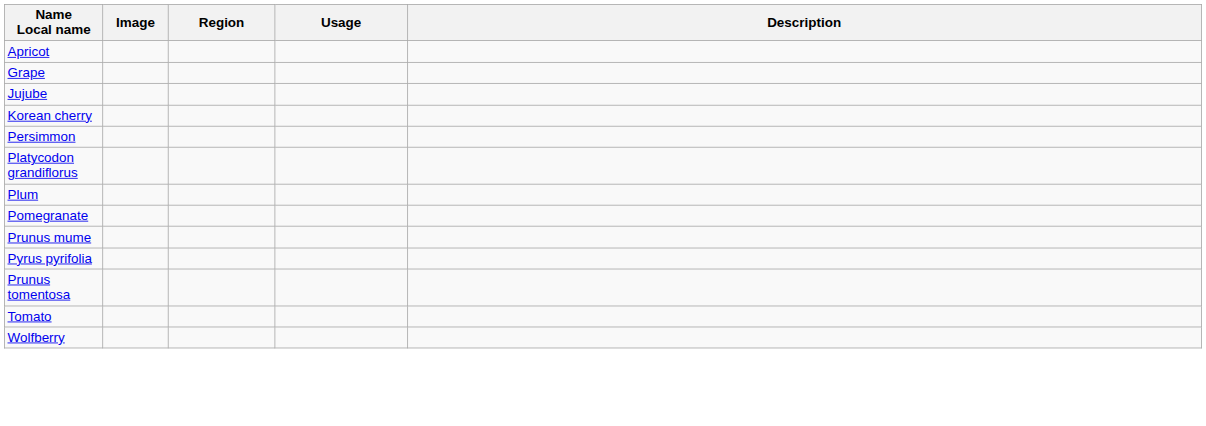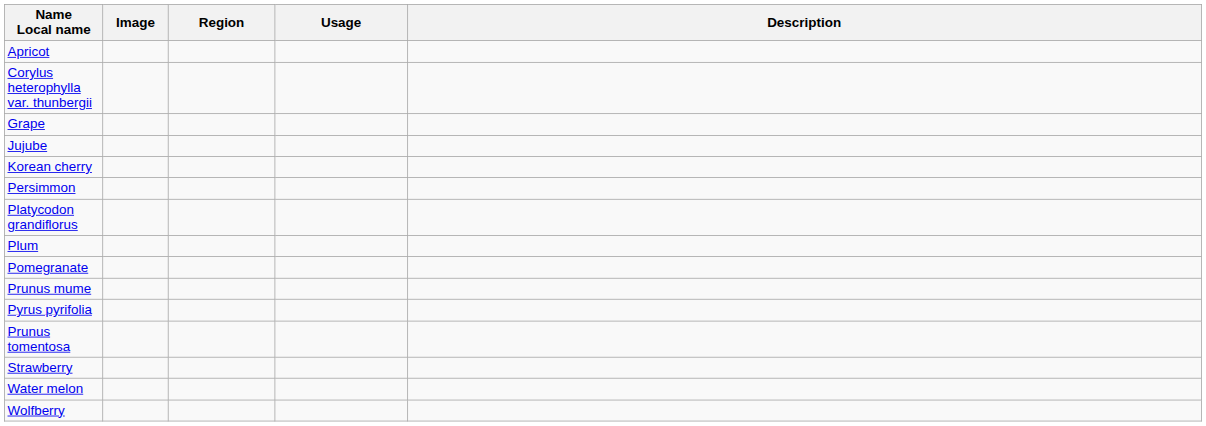+ row: (50, 88)
+ row: (40, 367)
- row: (30, 316)
+ row: (45, 389)
